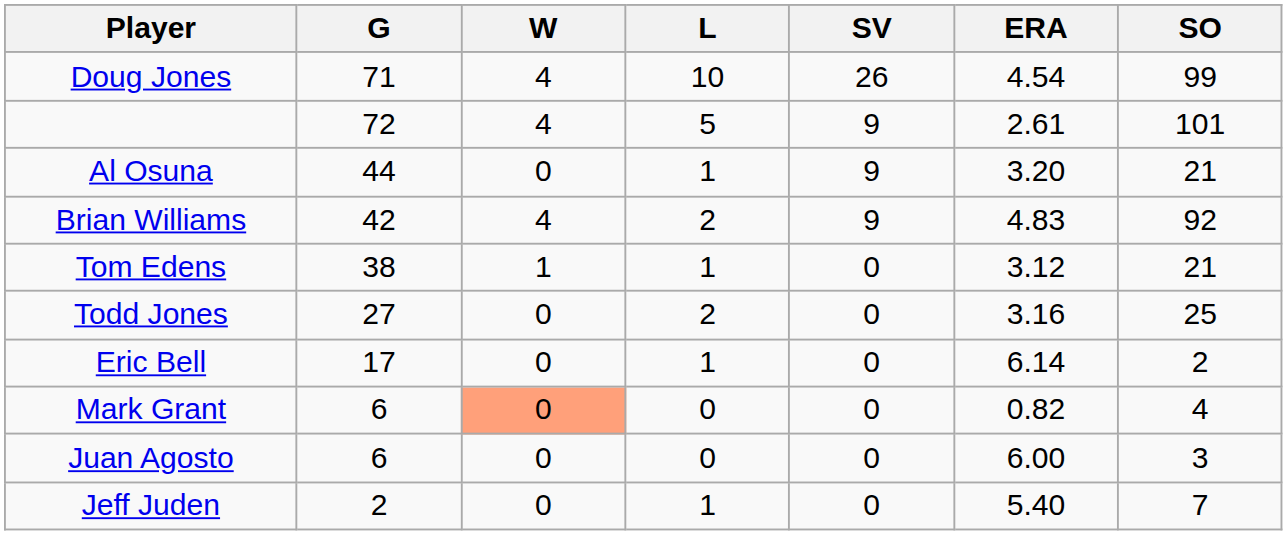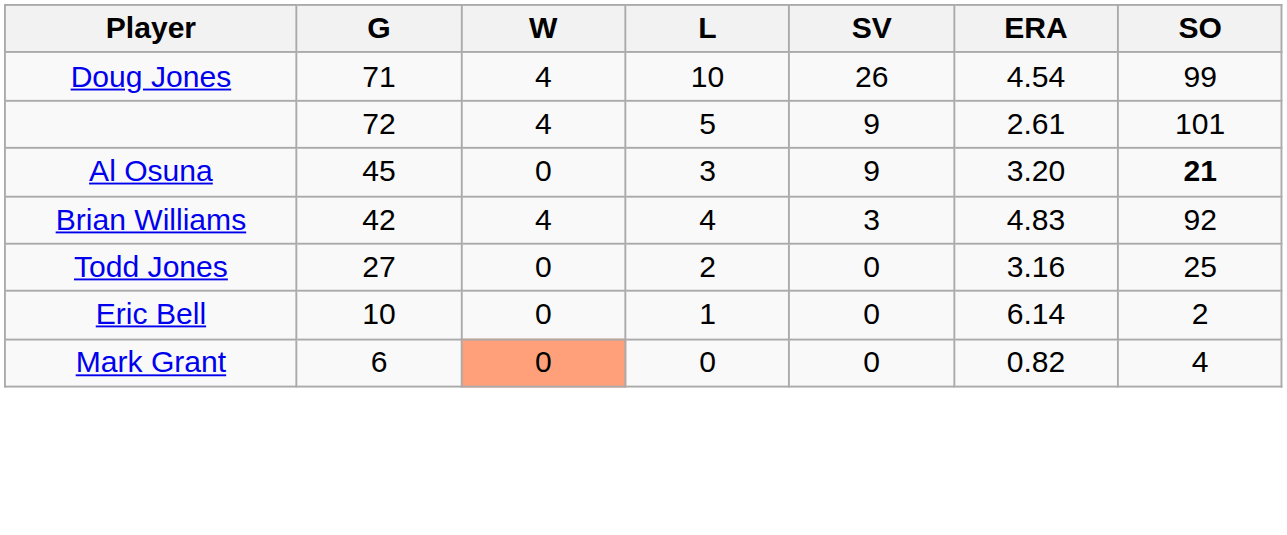(379, 171) 44 -> (379, 171) 45
(708, 171) 1 -> (708, 171) 3
(1200, 171) normal -> (1200, 171) bold
(708, 219) 2 -> (708, 219) 4
(872, 219) 9 -> (872, 219) 3
- row: (151, 266)
(379, 362) 17 -> (379, 314) 10
- row: (151, 457)
- row: (151, 505)
